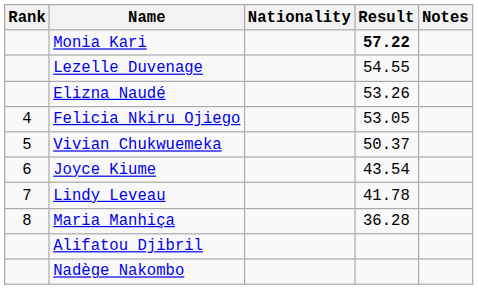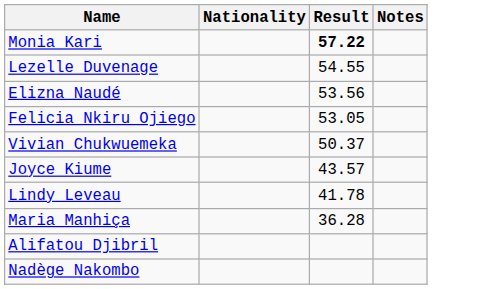- column: (27, 17)
(386, 94) 53.26 -> (341, 94) 53.56
(386, 170) 43.54 -> (341, 170) 43.57
